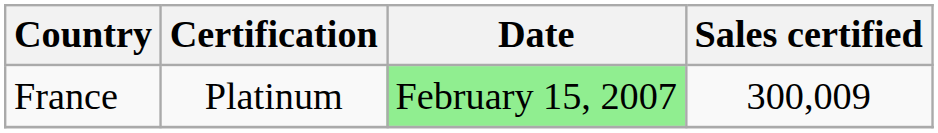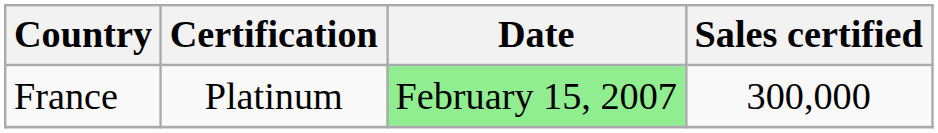(809, 95) 300,009 -> (809, 95) 300,000
